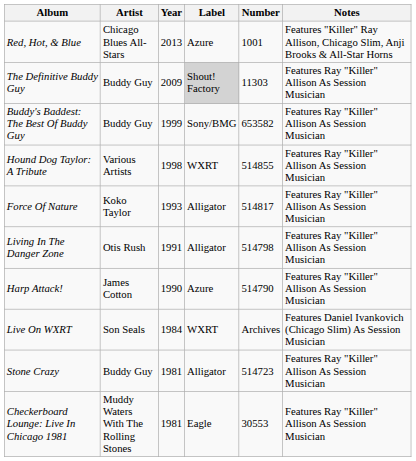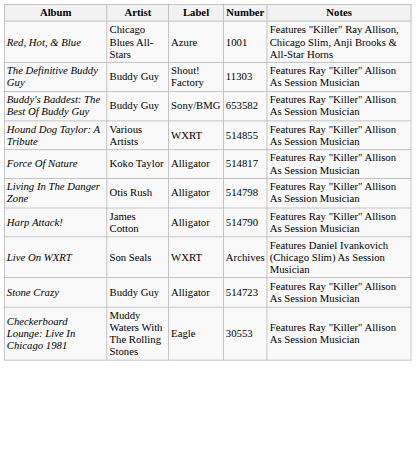- column: (171, 13)
(203, 83) lightgrey background -> (187, 77) no background
(200, 288) Azure -> (190, 222) Alligator
